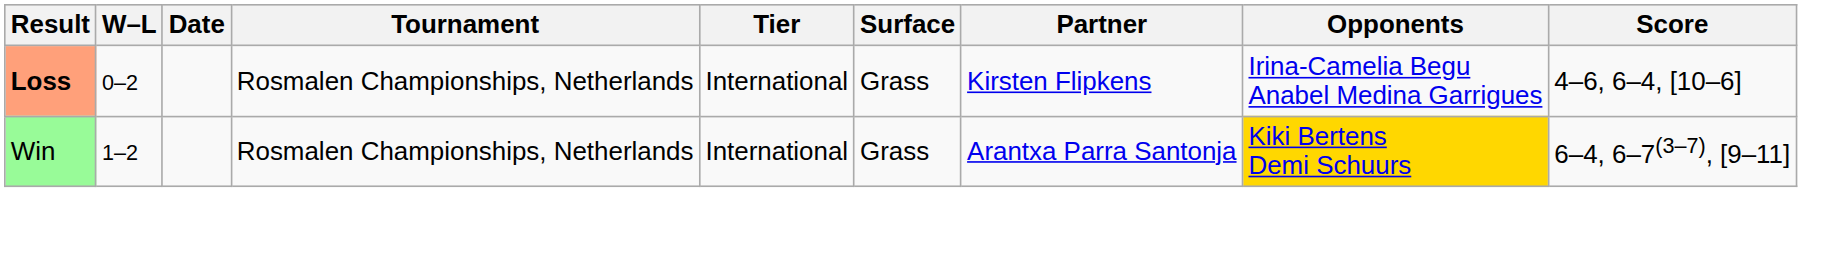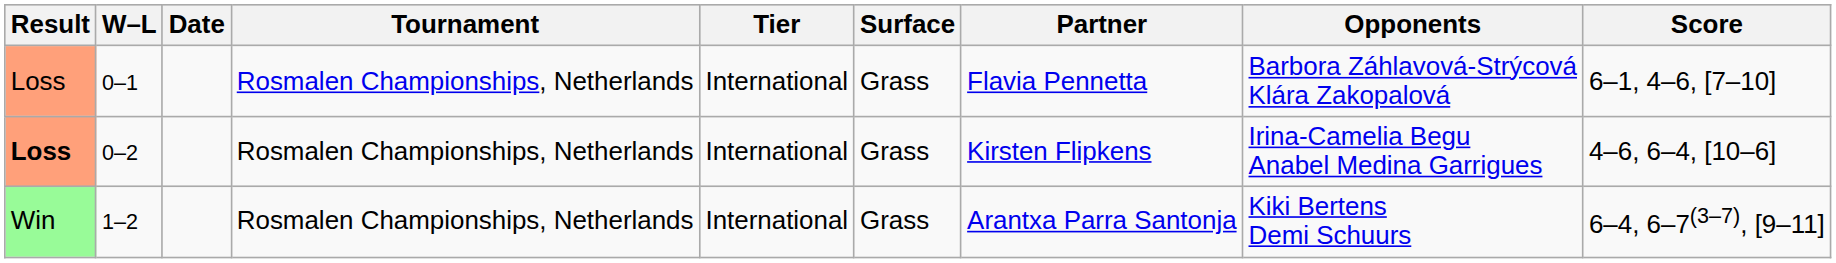+ row: (120, 82)
(1330, 151) gold background -> (1330, 221) no background
